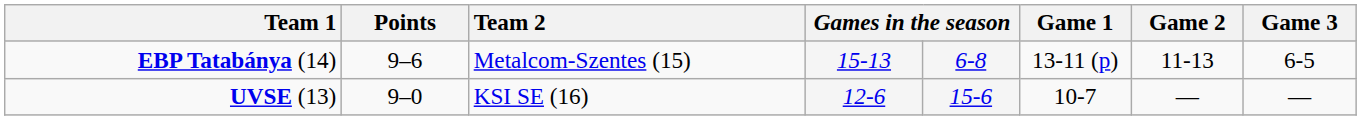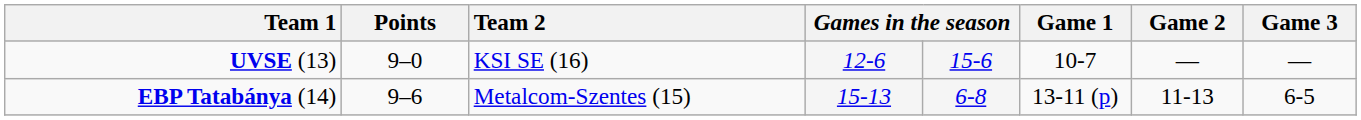rows swapped: (283, 96) <-> (237, 59)
